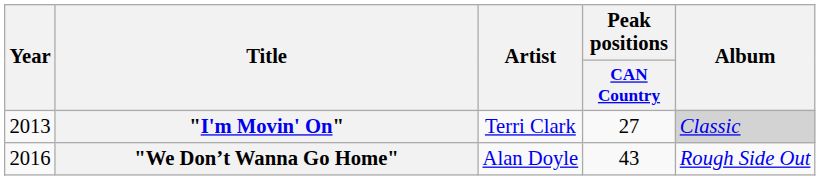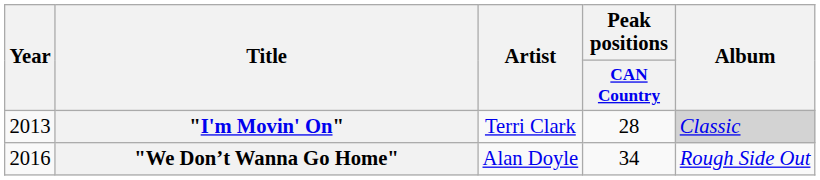(629, 126) 27 -> (629, 126) 28
(629, 158) 43 -> (629, 158) 34
